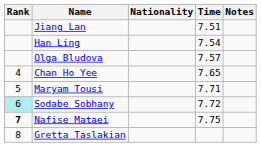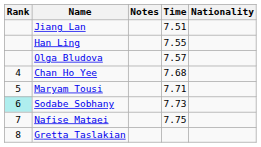columns swapped: (162, 12) <-> (240, 12)
(209, 43) 7.54 -> (175, 43) 7.55
(209, 74) 7.65 -> (175, 74) 7.68
(209, 105) 7.72 -> (175, 105) 7.73
(18, 120) bold -> (18, 120) normal
